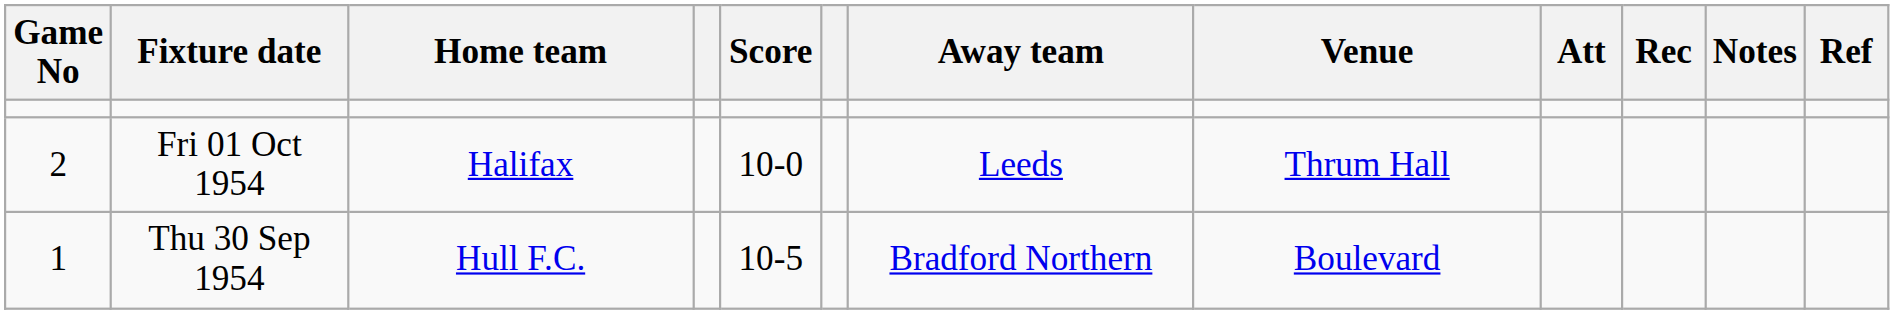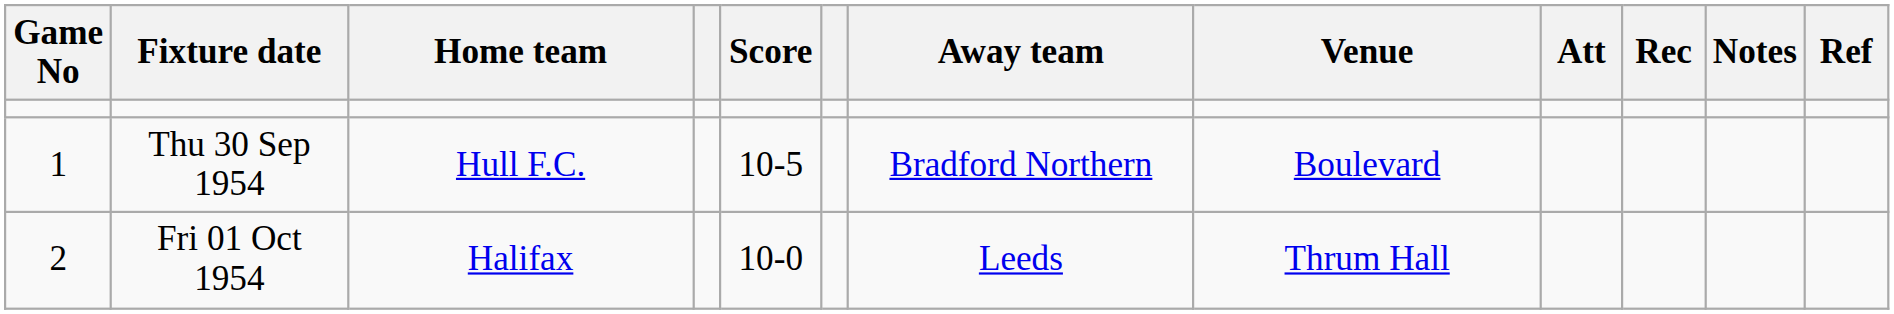rows swapped: (229, 259) <-> (229, 163)
